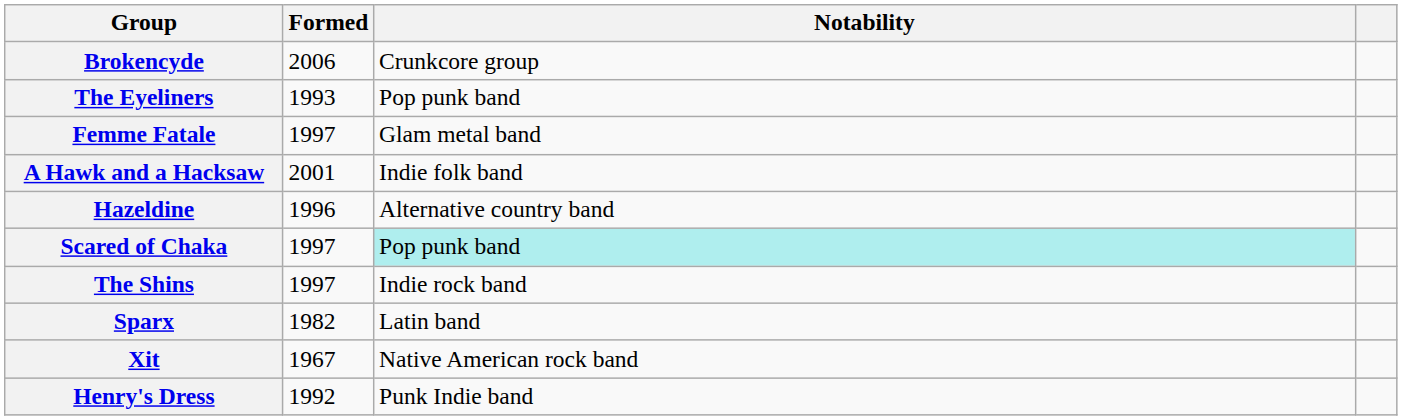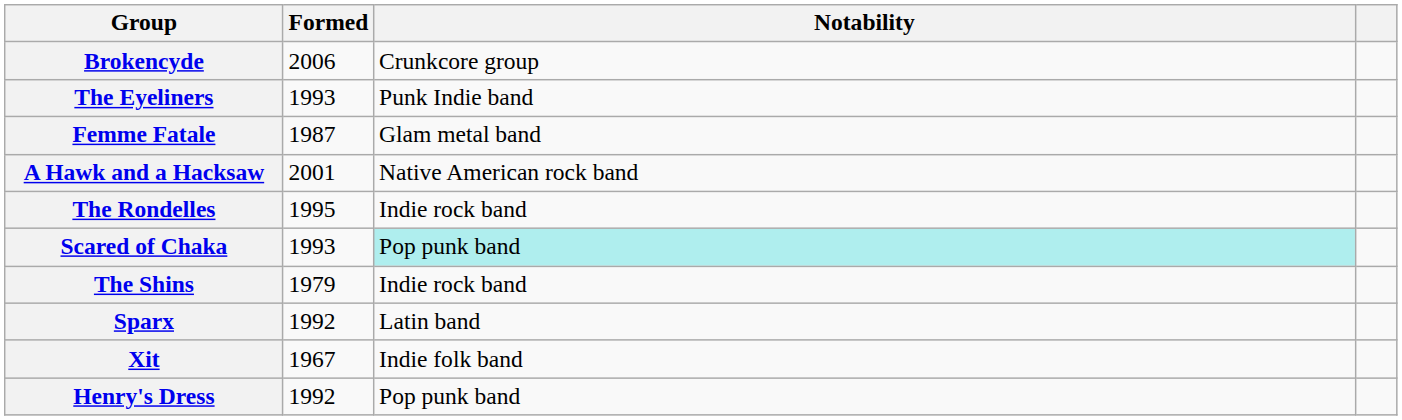(450, 97) Pop punk band -> (456, 97) Punk Indie band
(312, 135) 1997 -> (312, 135) 1987
(451, 172) Indie folk band -> (509, 172) Native American rock band
- row: (144, 209)
+ row: (144, 209)
(312, 246) 1997 -> (312, 246) 1993
(312, 284) 1997 -> (312, 284) 1979
(312, 321) 1982 -> (312, 321) 1992
(509, 358) Native American rock band -> (451, 358) Indie folk band
(456, 396) Punk Indie band -> (450, 396) Pop punk band
